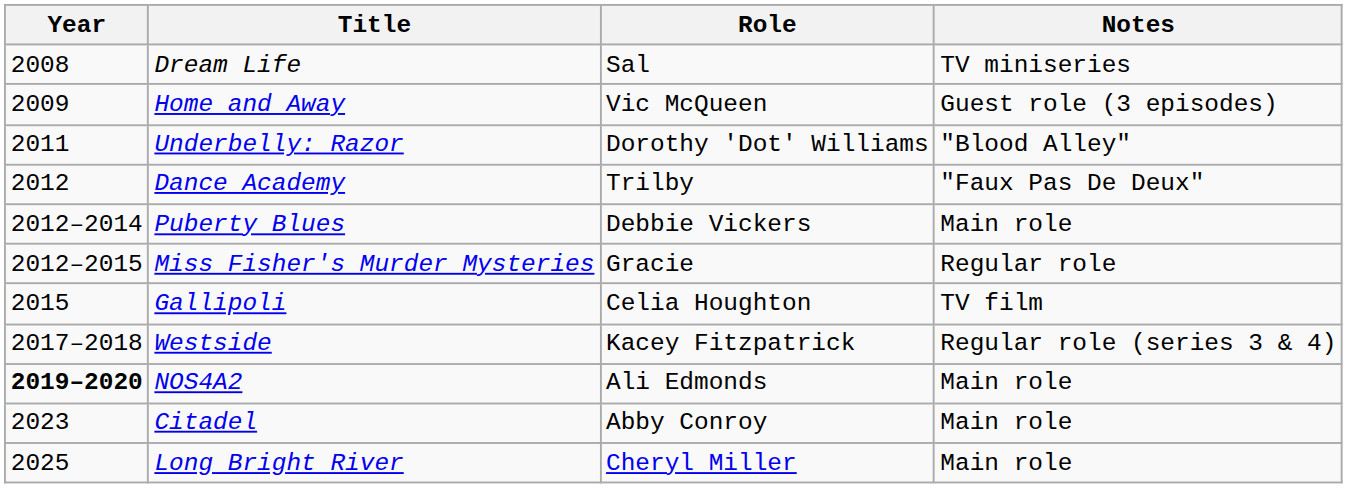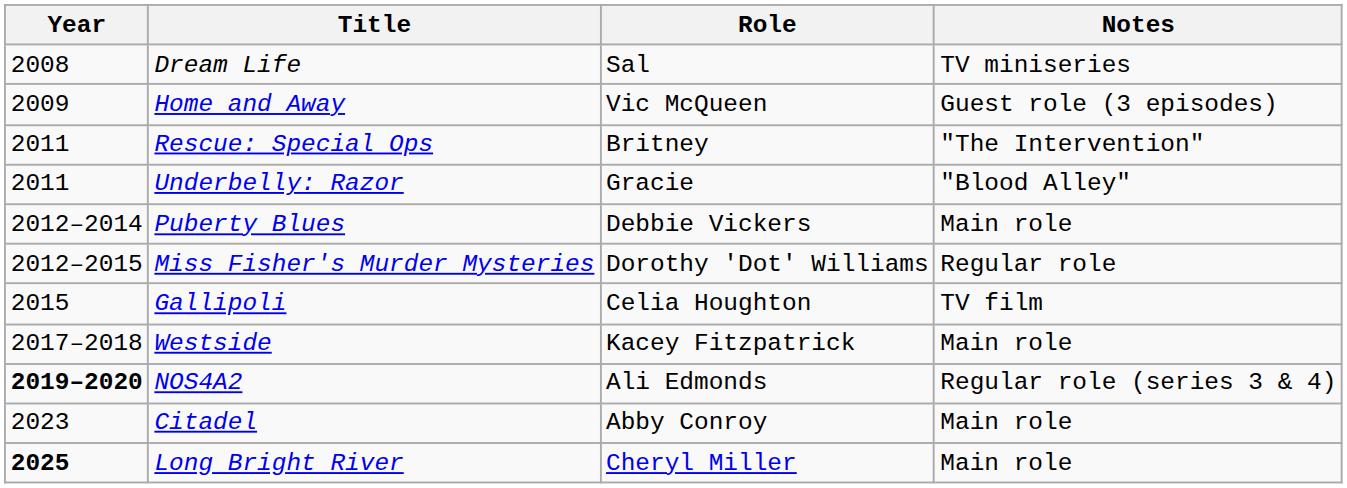+ row: (294, 144)
(767, 144) Dorothy 'Dot' Williams -> (650, 184) Gracie
- row: (250, 184)
(650, 264) Gracie -> (767, 264) Dorothy 'Dot' Williams
(1138, 344) Regular role (series 3 & 4) -> (1006, 344) Main role
(1006, 383) Main role -> (1138, 383) Regular role (series 3 & 4)
(40, 463) normal -> (40, 463) bold
